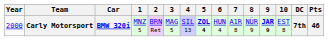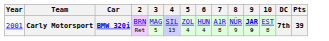- column: (140, 10)
(14, 26) 2000 -> (14, 26) 2001
(204, 26) bold -> (188, 26) normal
(316, 26) 46 -> (300, 26) 39
